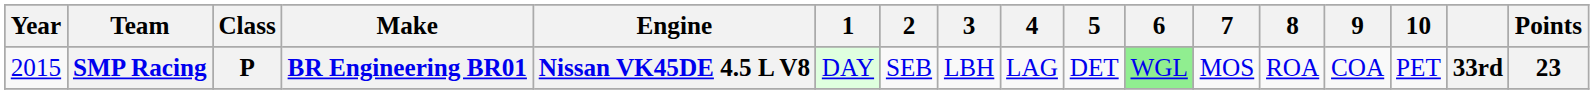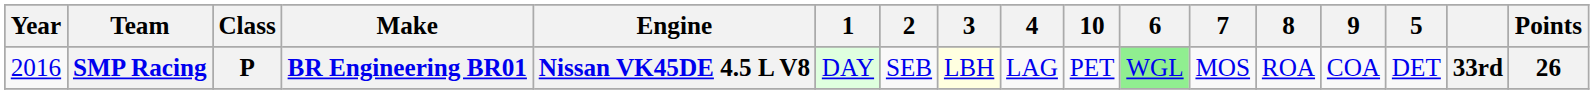columns swapped: (1094, 25) <-> (1418, 25)
(36, 67) 2015 -> (36, 67) 2016
(969, 67) no background -> (969, 67) lightyellow background
(1548, 67) 23 -> (1548, 67) 26
